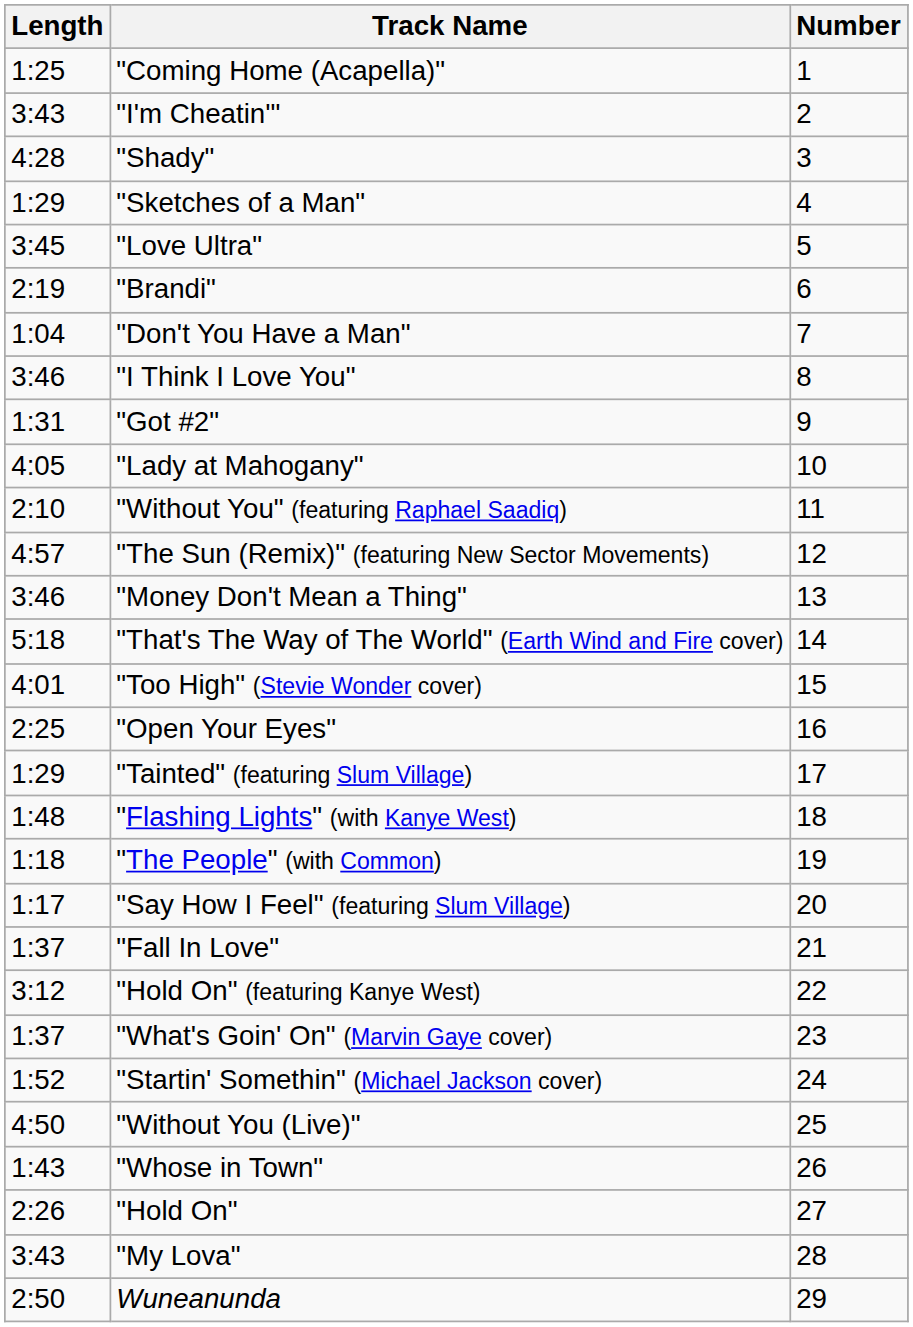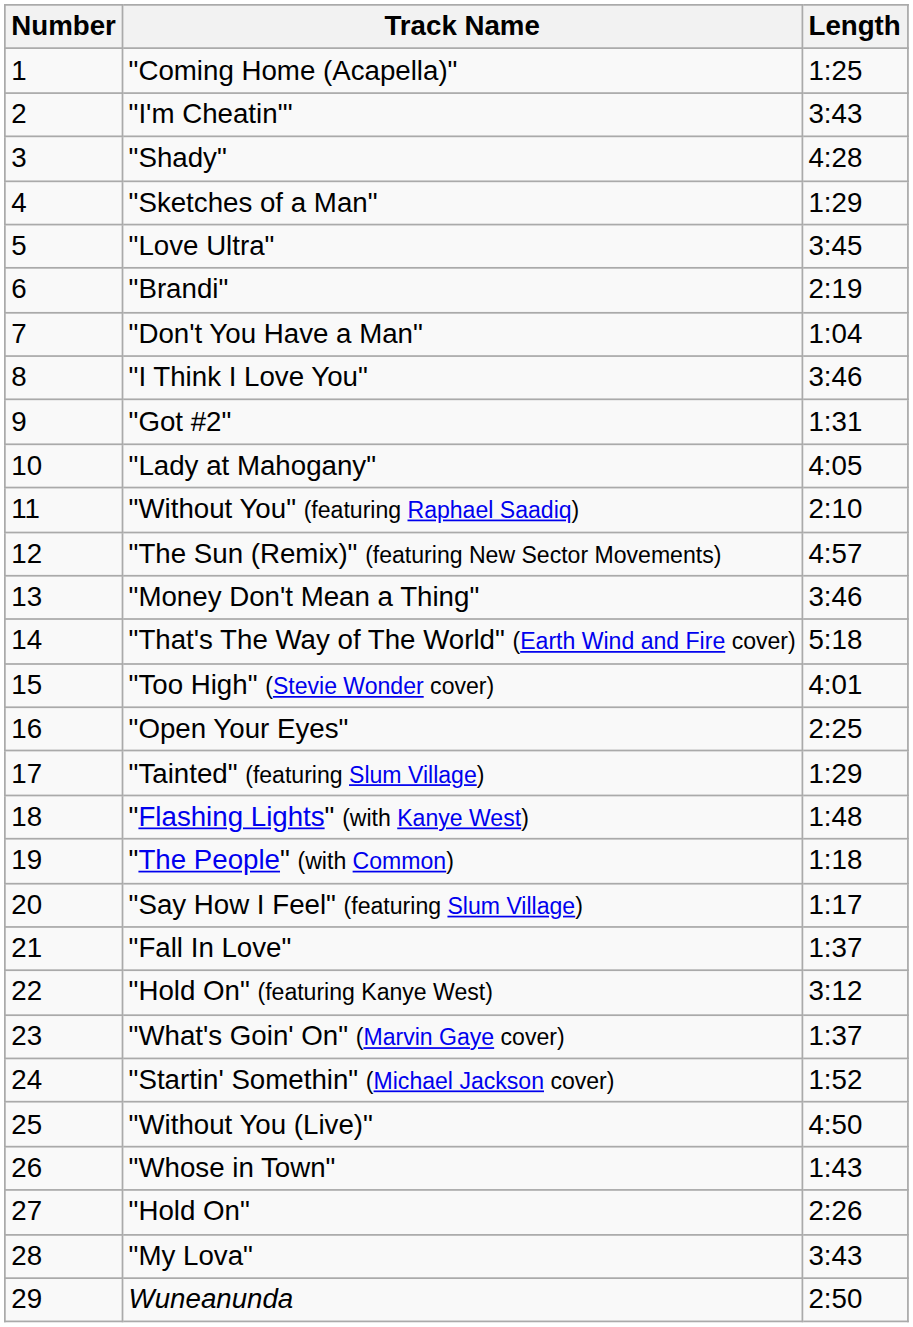columns swapped: (848, 26) <-> (57, 26)
